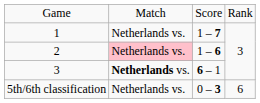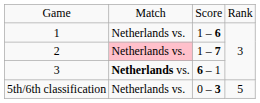(209, 32) 1 – 7 -> (209, 32) 1 – 6
(209, 51) 1 – 6 -> (209, 51) 1 – 7
(240, 88) 6 -> (240, 88) 5
